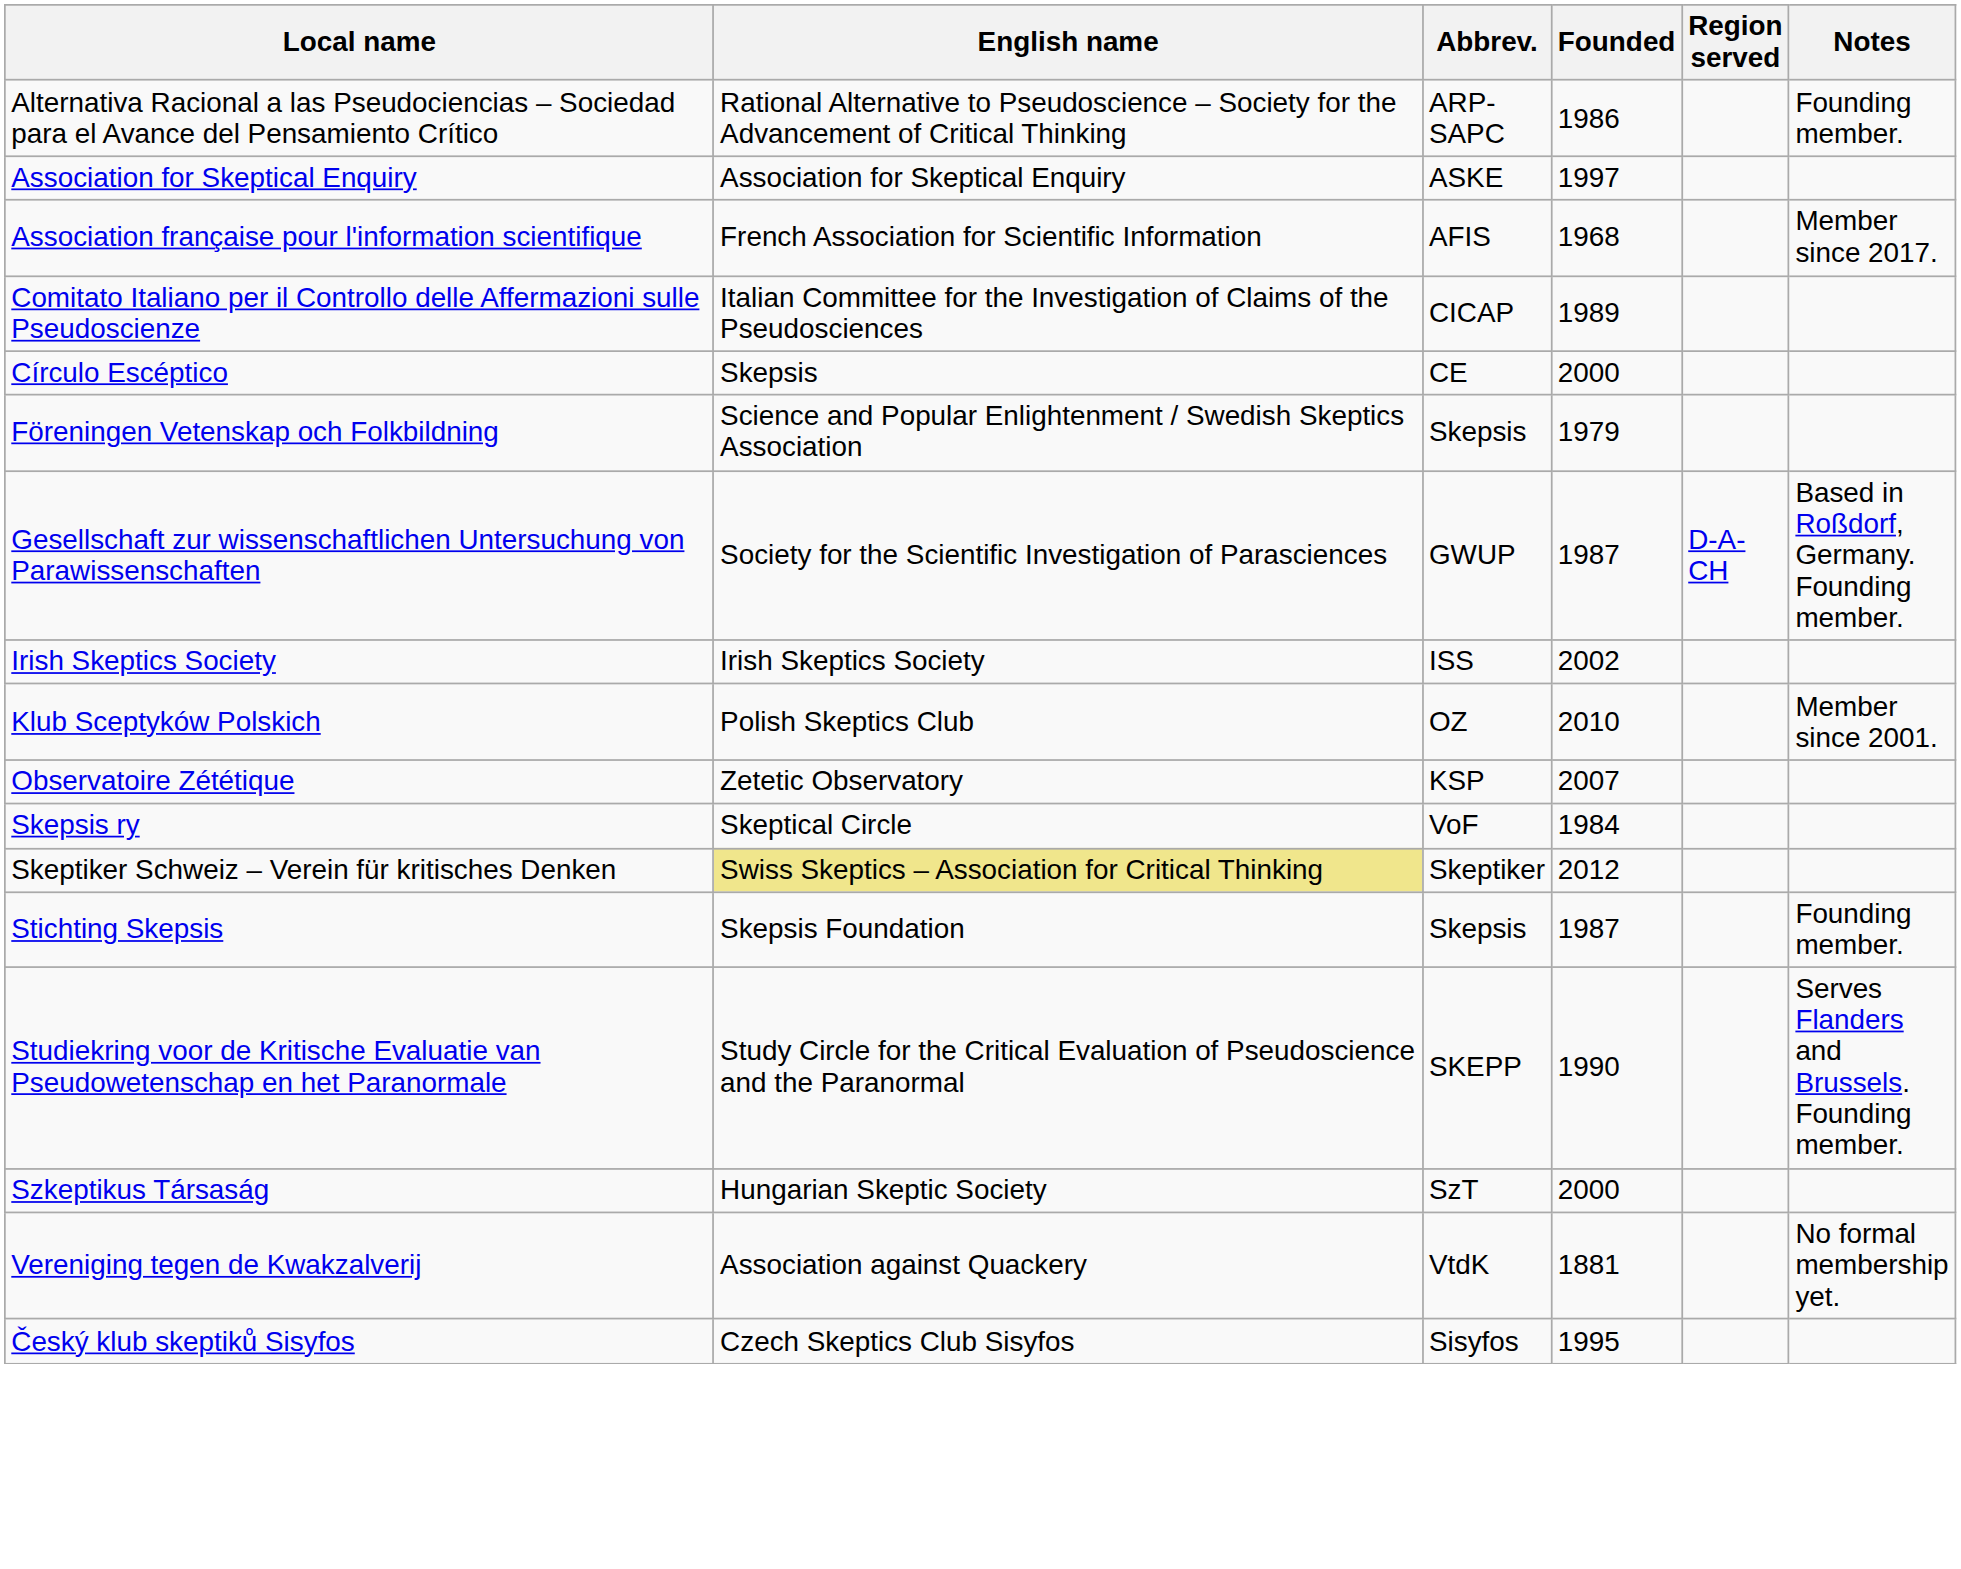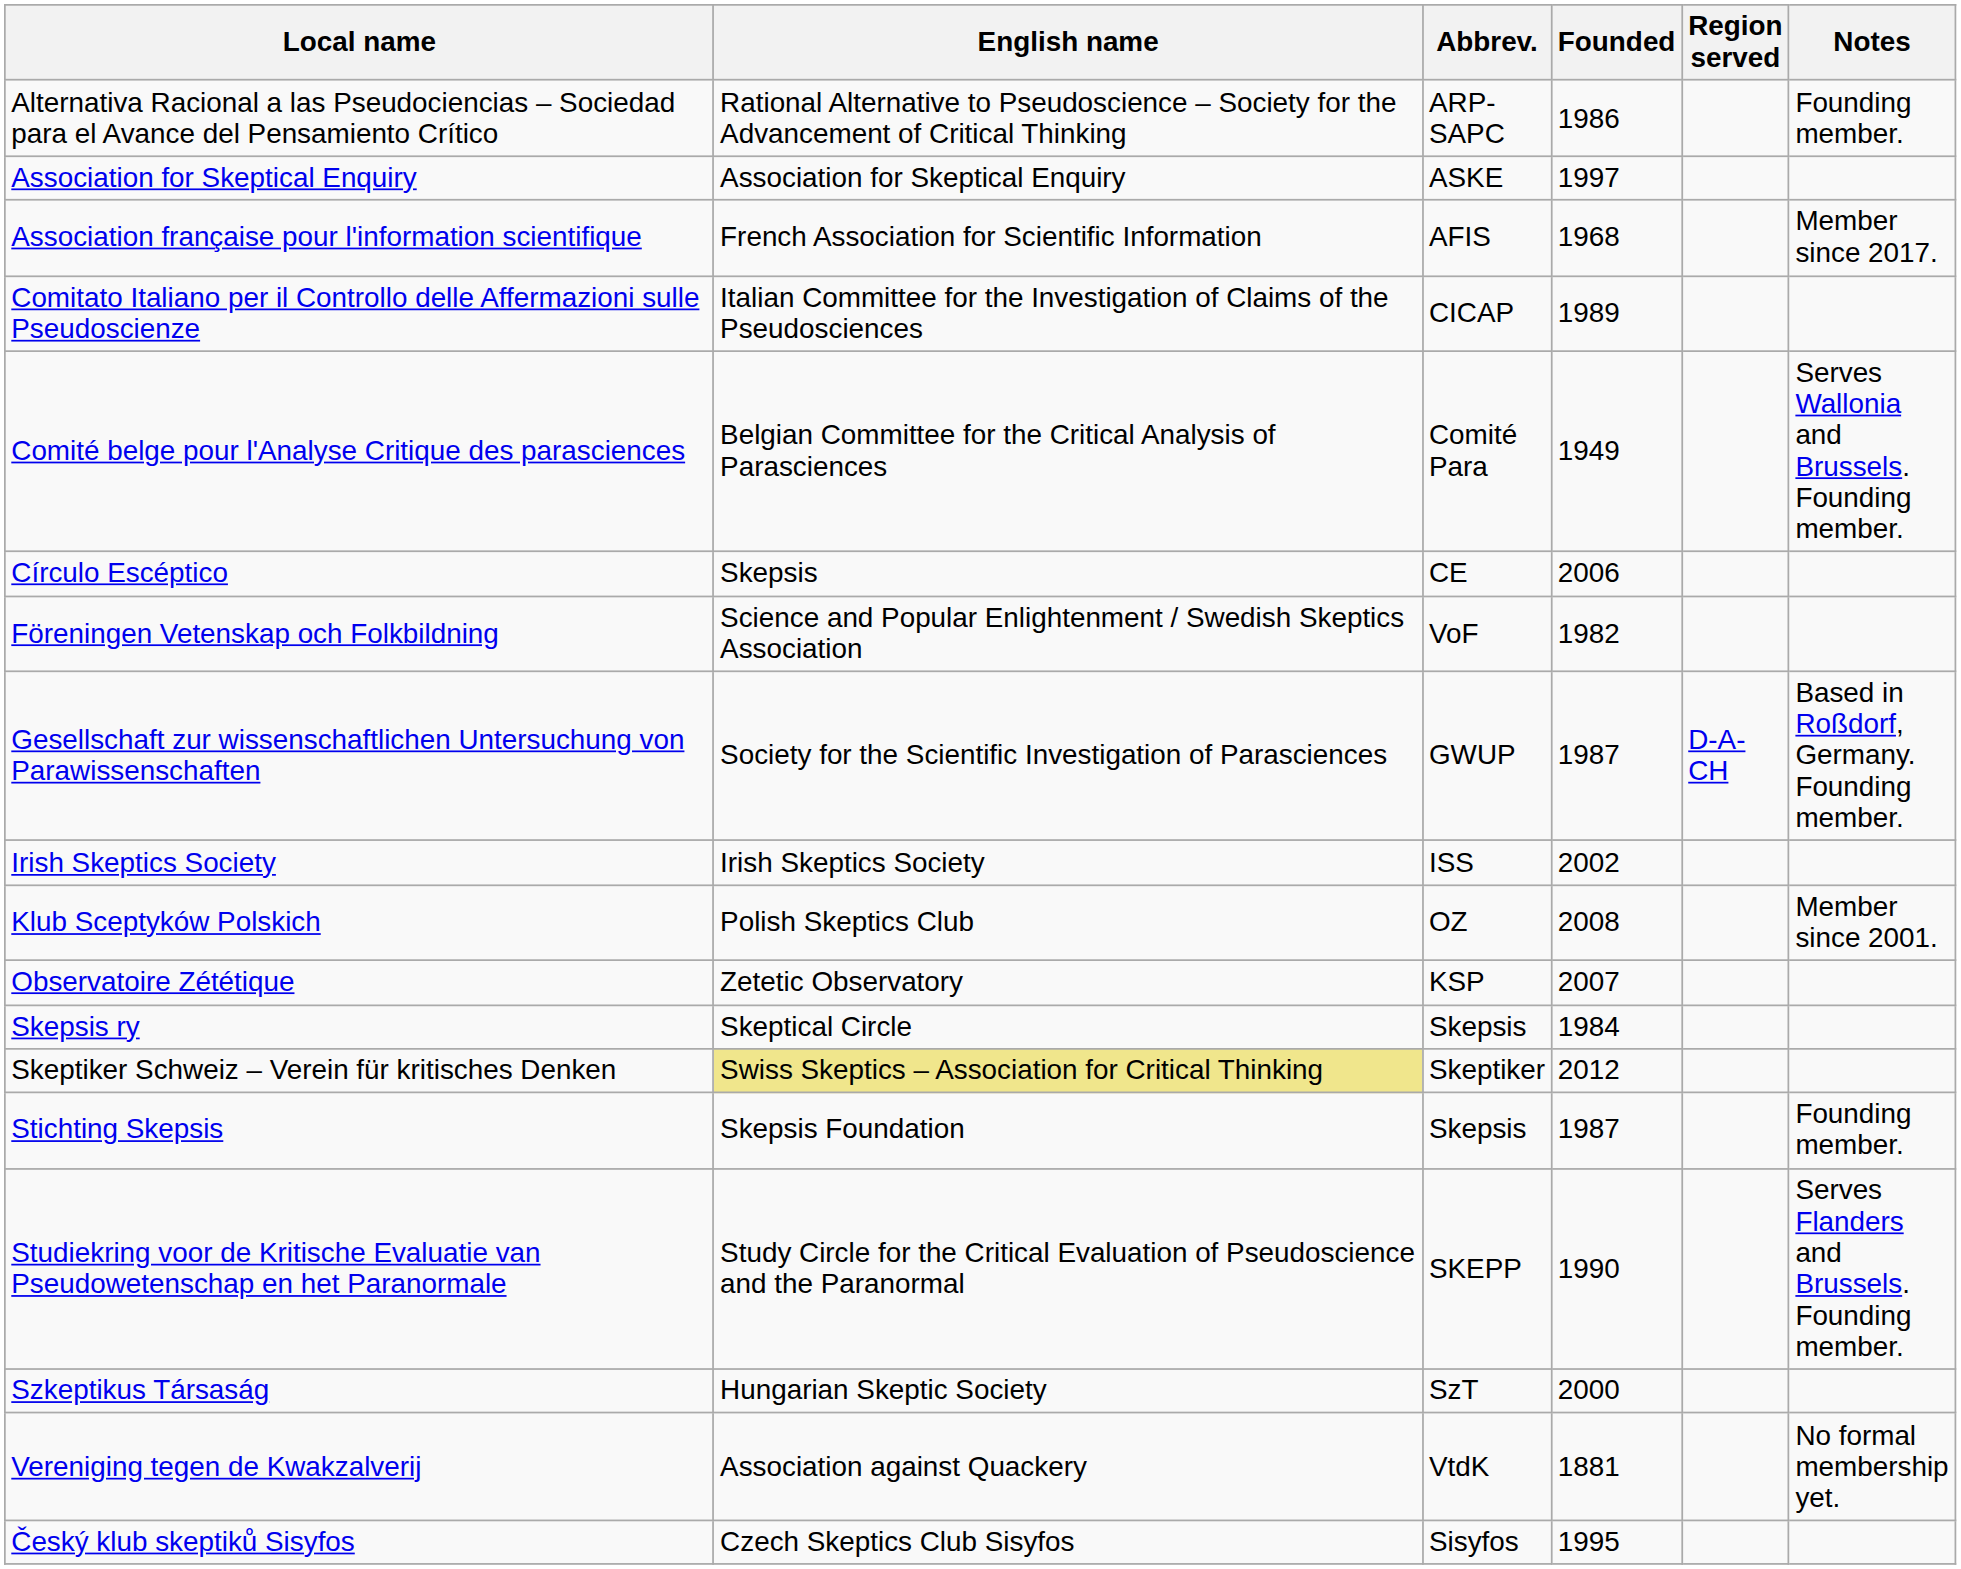+ row: (348, 450)
(1589, 372) 2000 -> (1589, 573) 2006
(1478, 432) Skepsis -> (1454, 633) VoF
(1589, 432) 1979 -> (1589, 633) 1982
(1589, 721) 2010 -> (1589, 922) 2008
(1454, 825) VoF -> (1478, 1026) Skepsis
